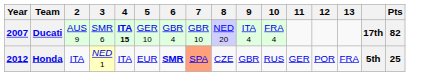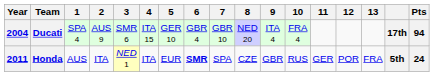+ column: (77, 12)
(17, 33) 2007 -> (17, 33) 2004
(125, 33) bold -> (149, 33) normal
(395, 33) 82 -> (419, 33) 94
(17, 59) 2012 -> (17, 59) 2011
(199, 59) lightsalmon background -> (222, 59) no background
(395, 59) 25 -> (419, 59) 24
